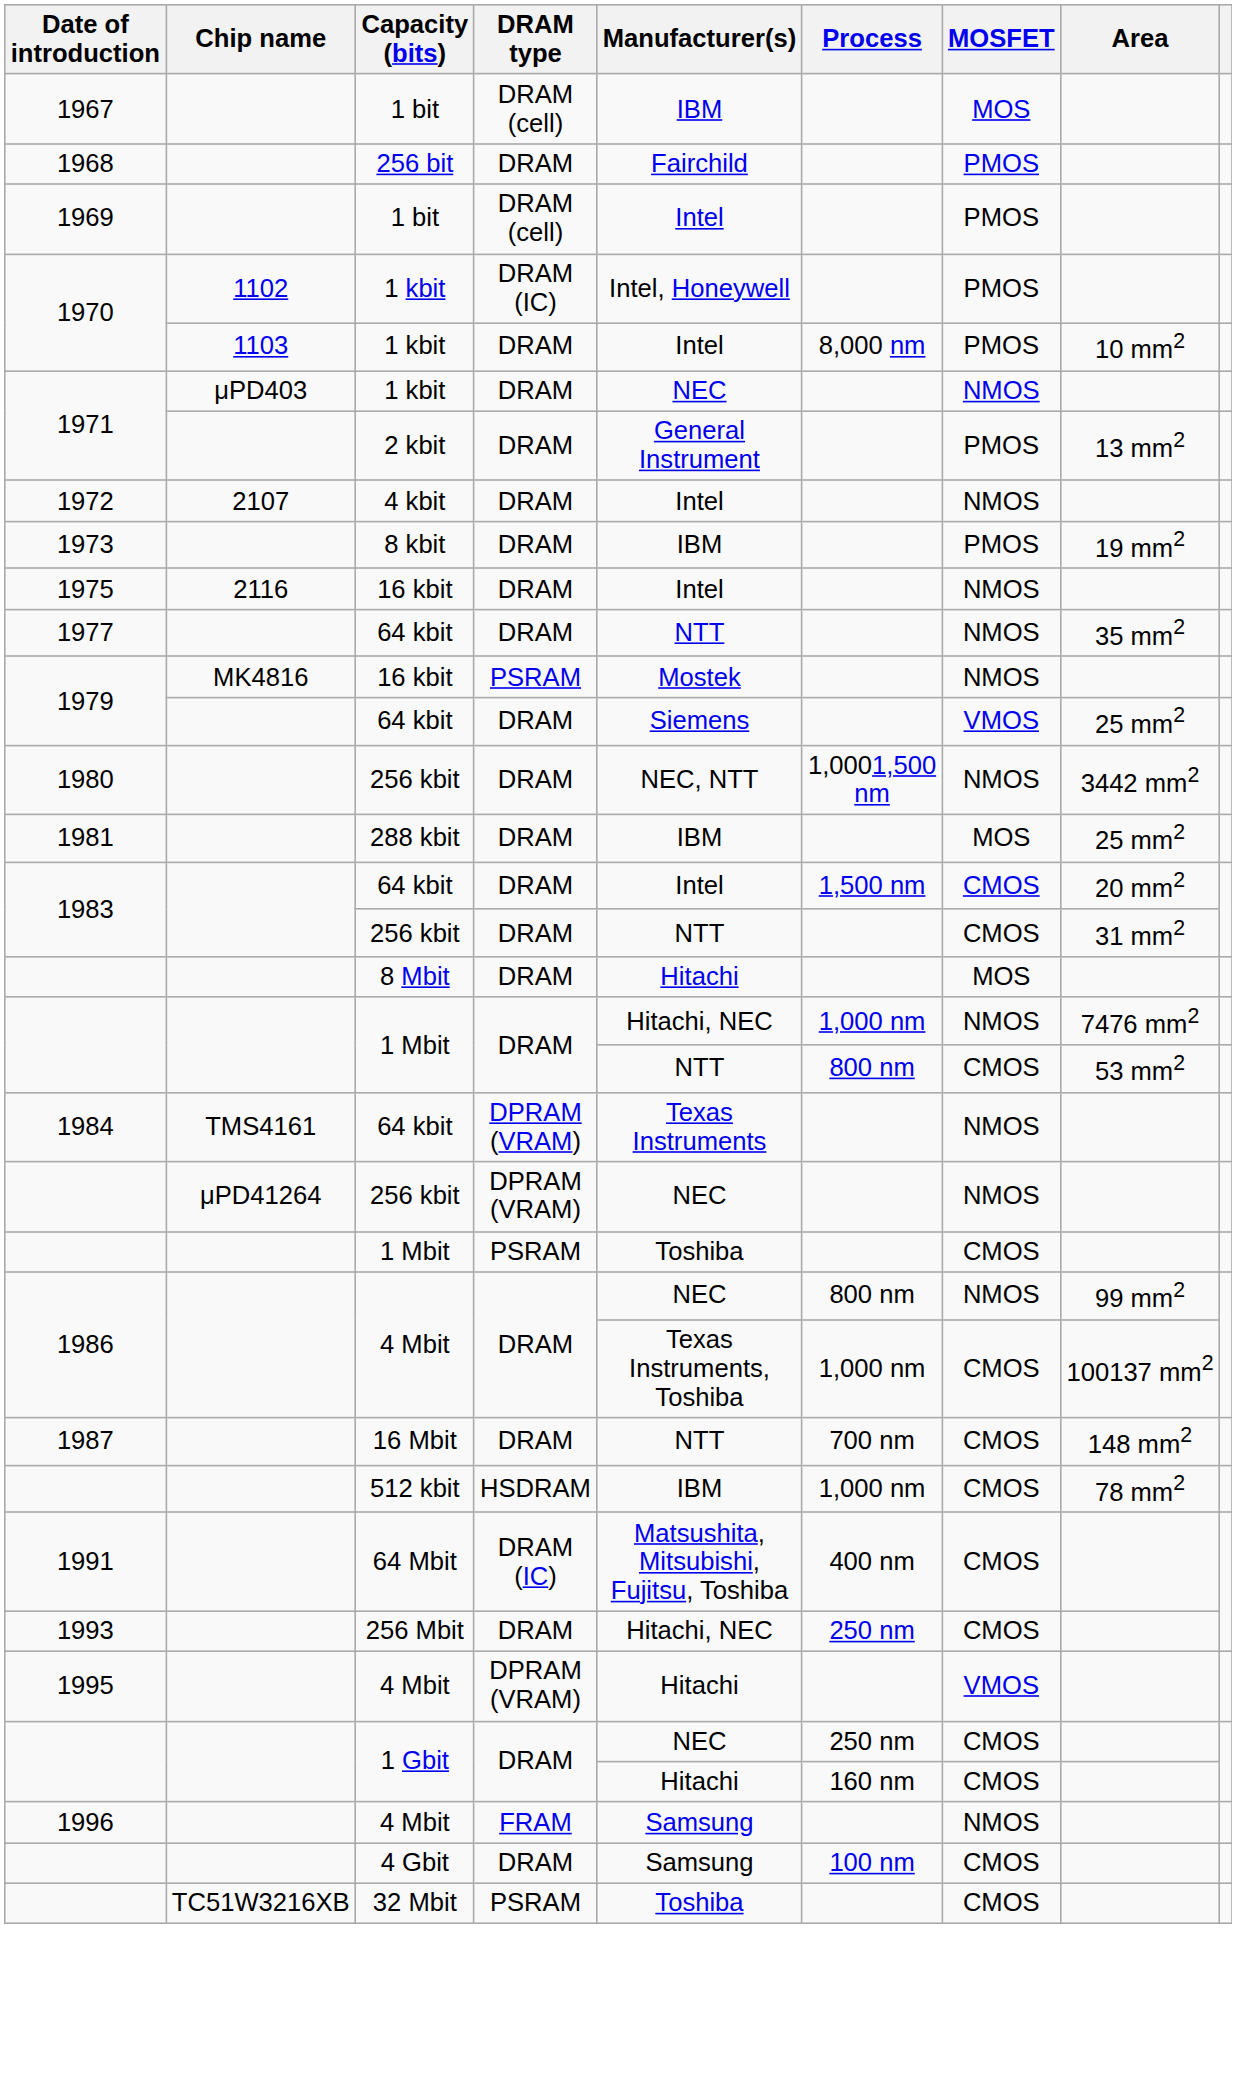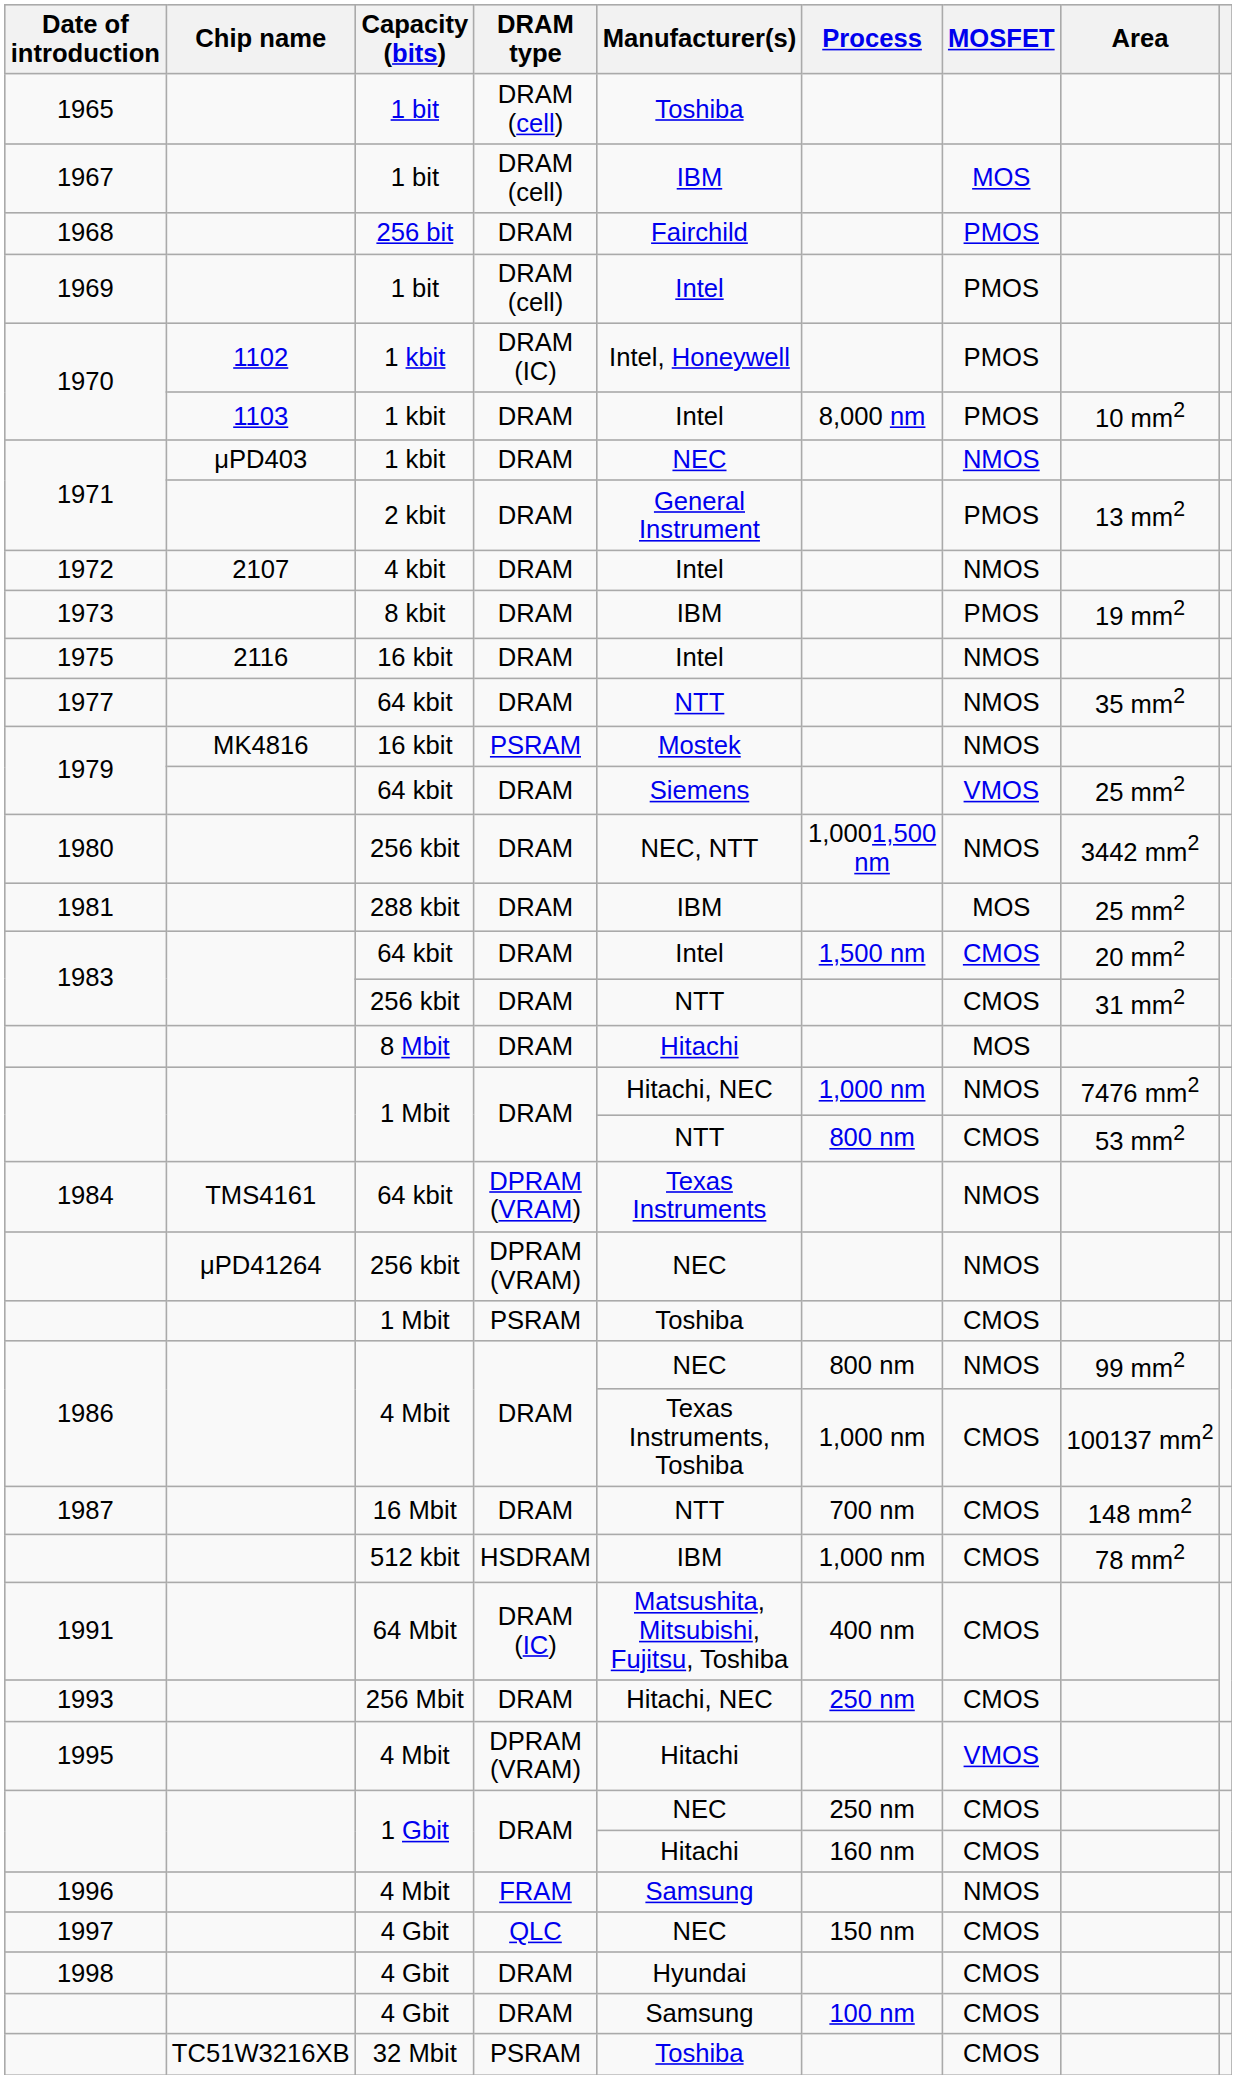+ row: (85, 108)
+ row: (85, 1932)
+ row: (85, 1972)
